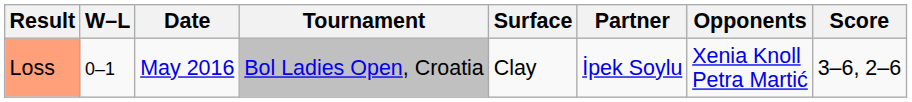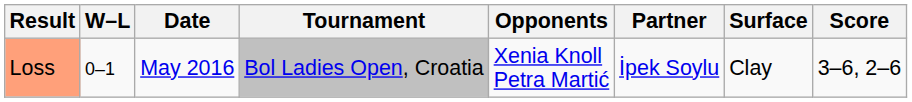columns swapped: (533, 21) <-> (750, 21)
